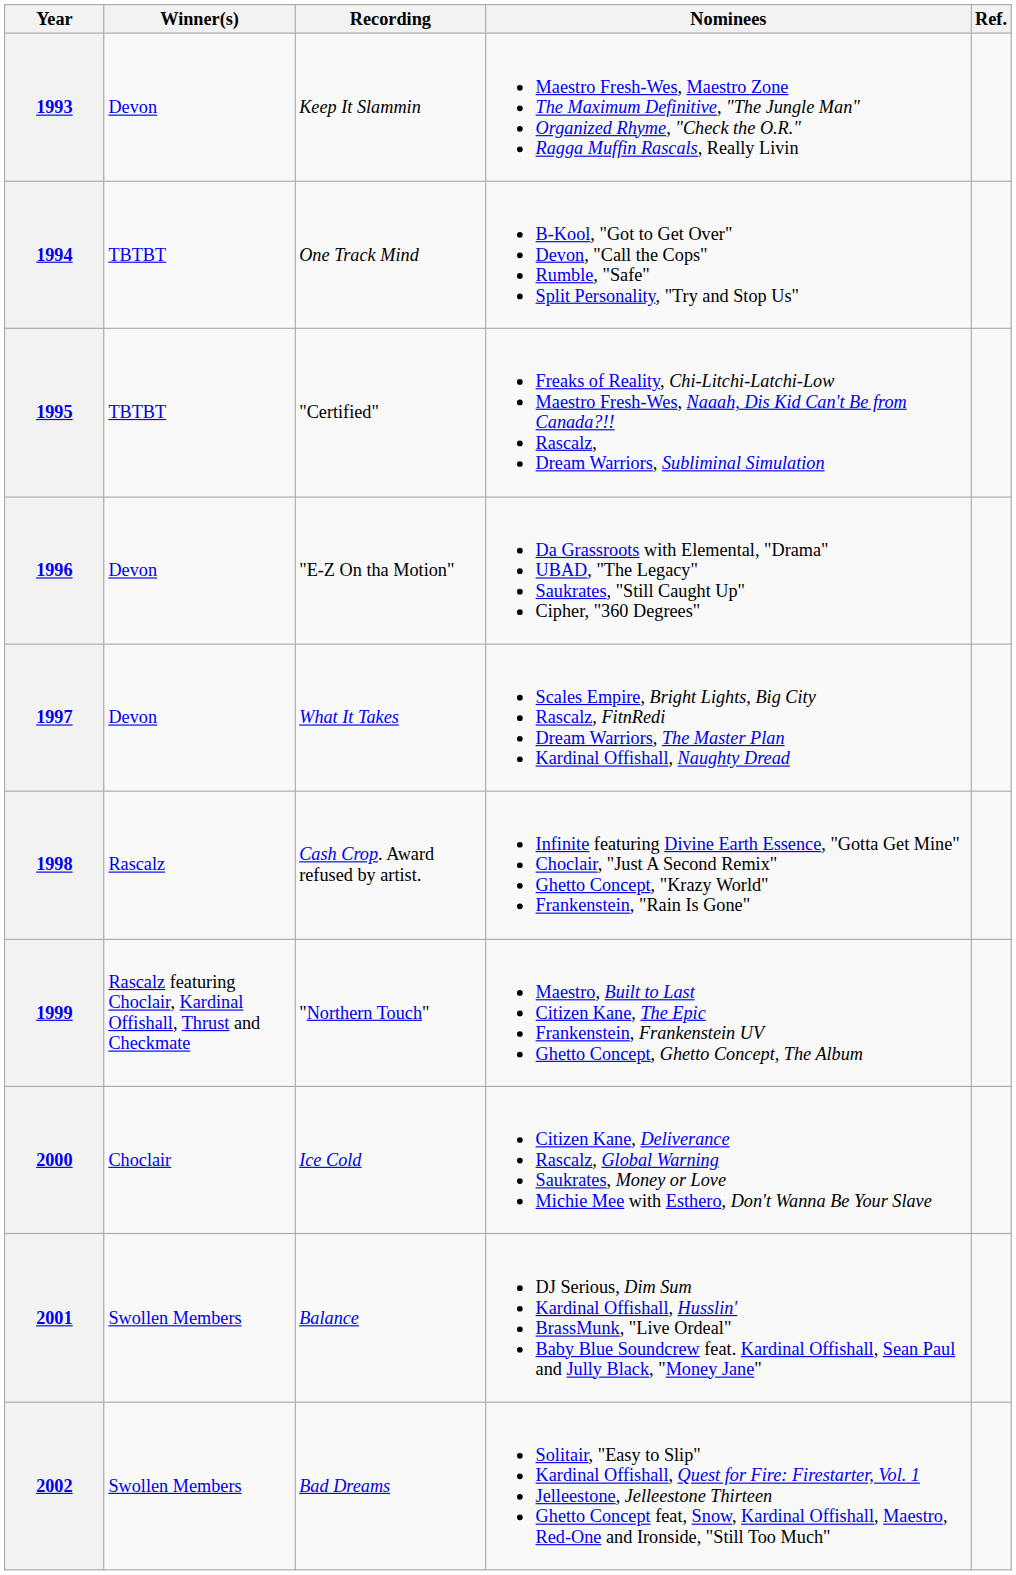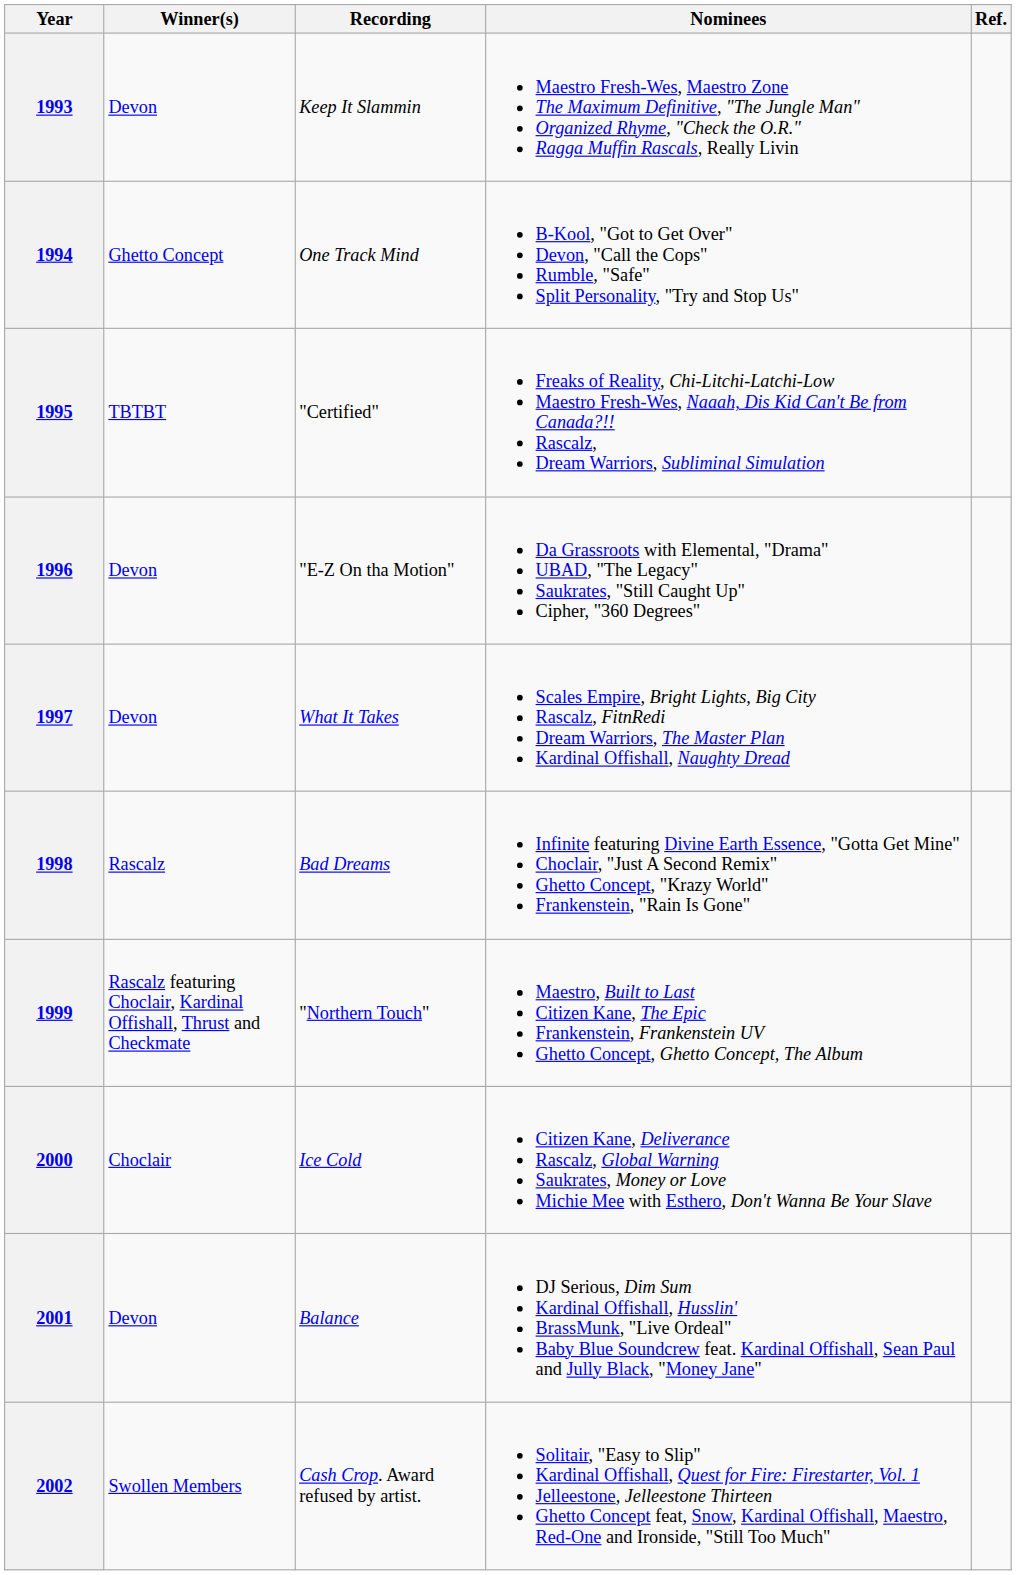(137, 254) TBTBT -> (166, 254) Ghetto Concept
(367, 865) Cash Crop. Award refused by artist. -> (345, 865) Bad Dreams
(175, 1317) Swollen Members -> (133, 1317) Devon
(345, 1485) Bad Dreams -> (367, 1485) Cash Crop. Award refused by artist.
